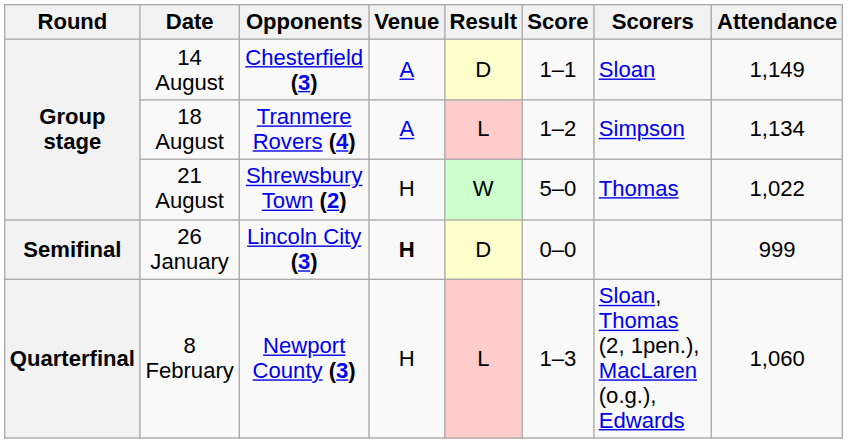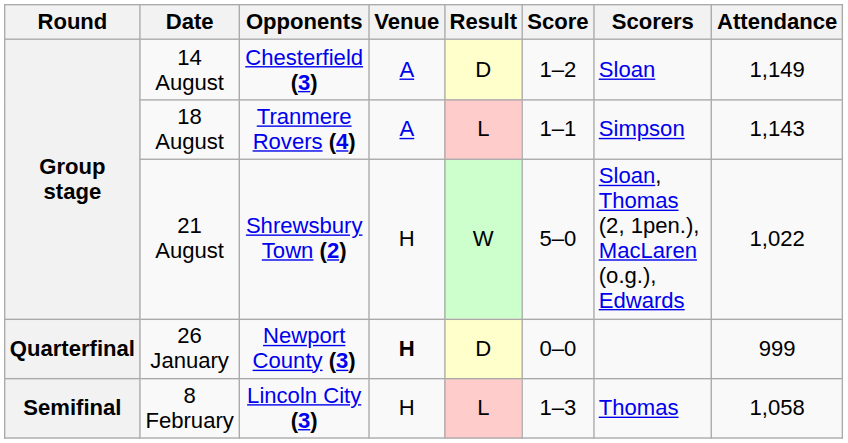(558, 69) 1–1 -> (558, 69) 1–2
(558, 129) 1–2 -> (558, 129) 1–1
(777, 129) 1,134 -> (777, 129) 1,143
(639, 189) Thomas -> (649, 238) Sloan, Thomas (2, 1pen.), MacLaren (o.g.), Edwards
(72, 249) Semifinal -> (72, 348) Quarterfinal
(304, 249) Lincoln City (3) -> (304, 348) Newport County (3)
(72, 358) Quarterfinal -> (72, 408) Semifinal
(304, 358) Newport County (3) -> (304, 408) Lincoln City (3)
(649, 358) Sloan, Thomas (2, 1pen.), MacLaren (o.g.), Edwards -> (639, 408) Thomas
(777, 358) 1,060 -> (777, 408) 1,058
